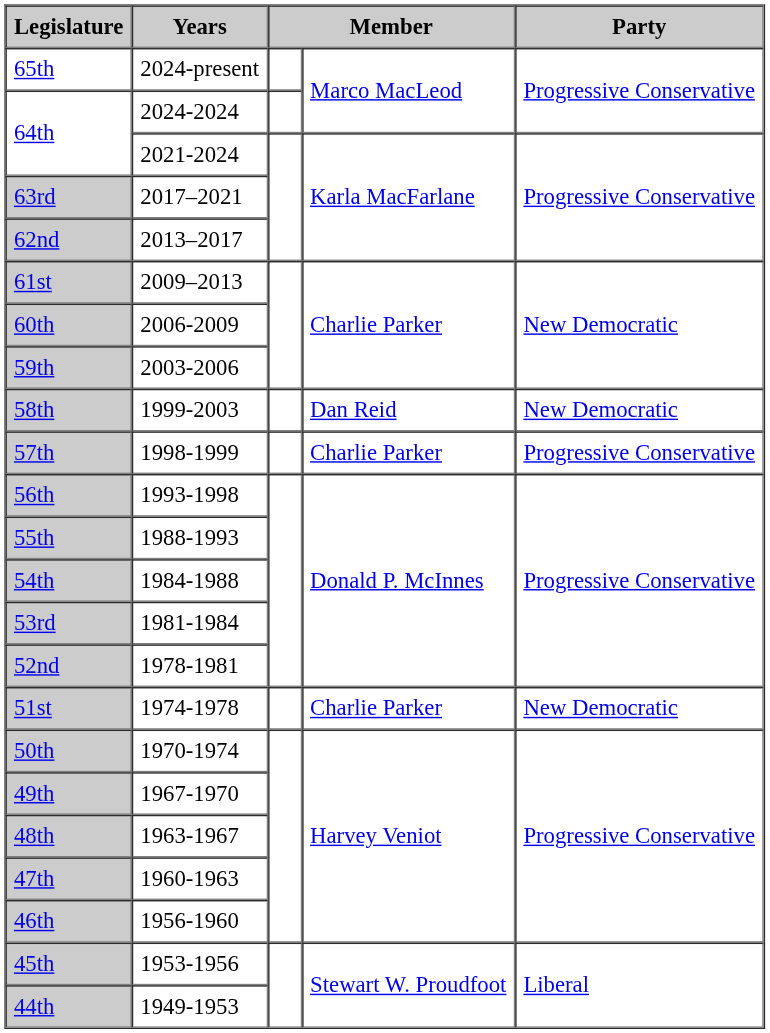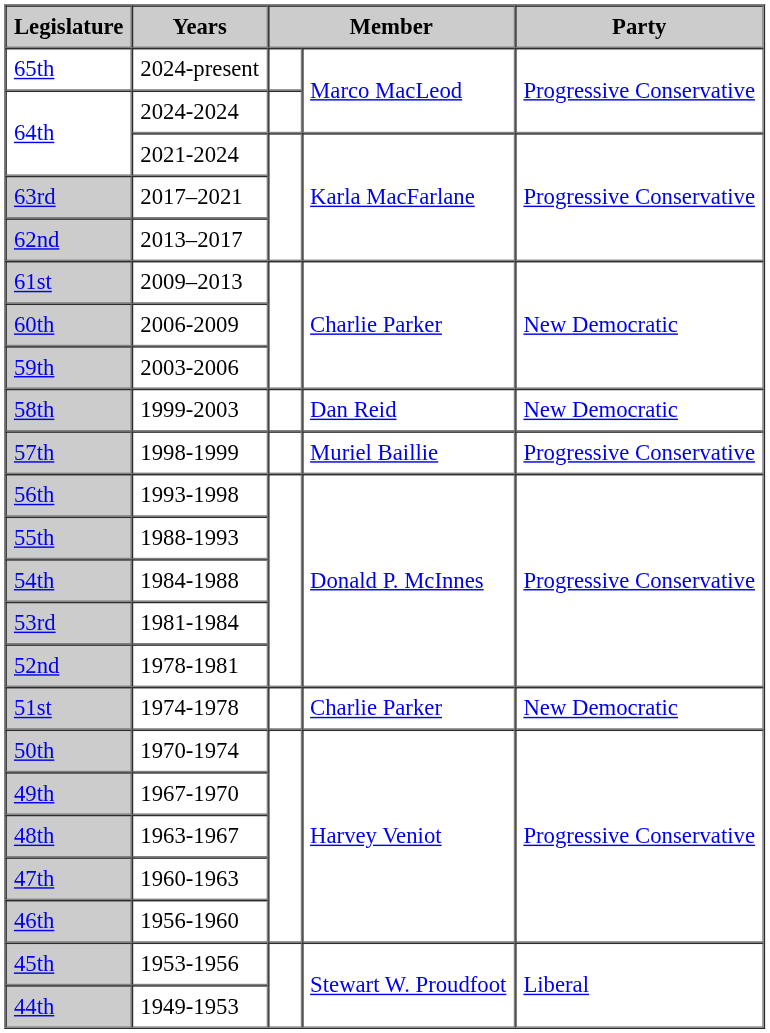(376, 452) Charlie Parker -> (374, 452) Muriel Baillie
